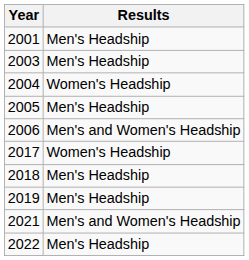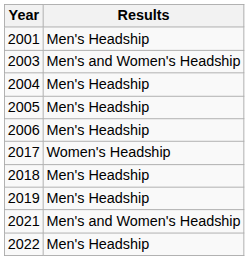(98, 61) Men's Headship -> (144, 61) Men's and Women's Headship
(109, 84) Women's Headship -> (98, 84) Men's Headship
(144, 130) Men's and Women's Headship -> (98, 130) Men's Headship
